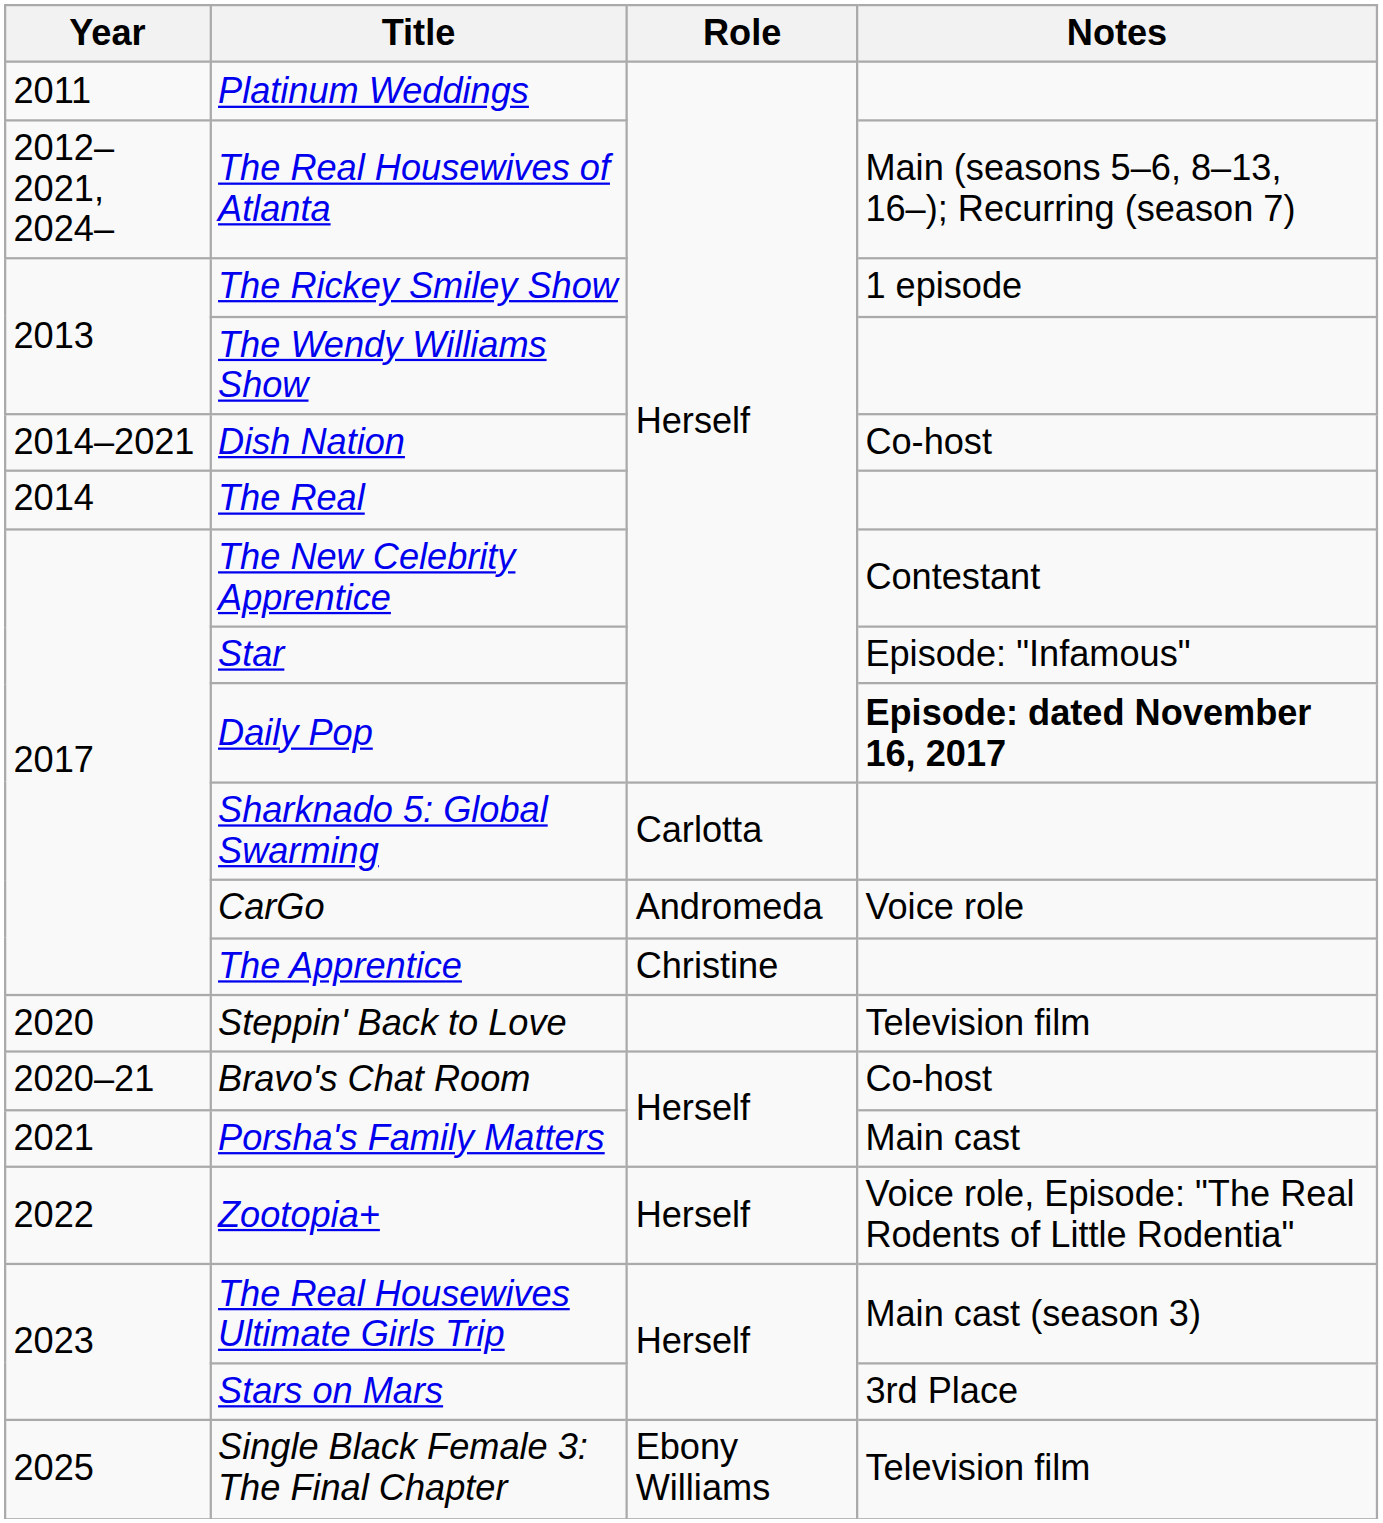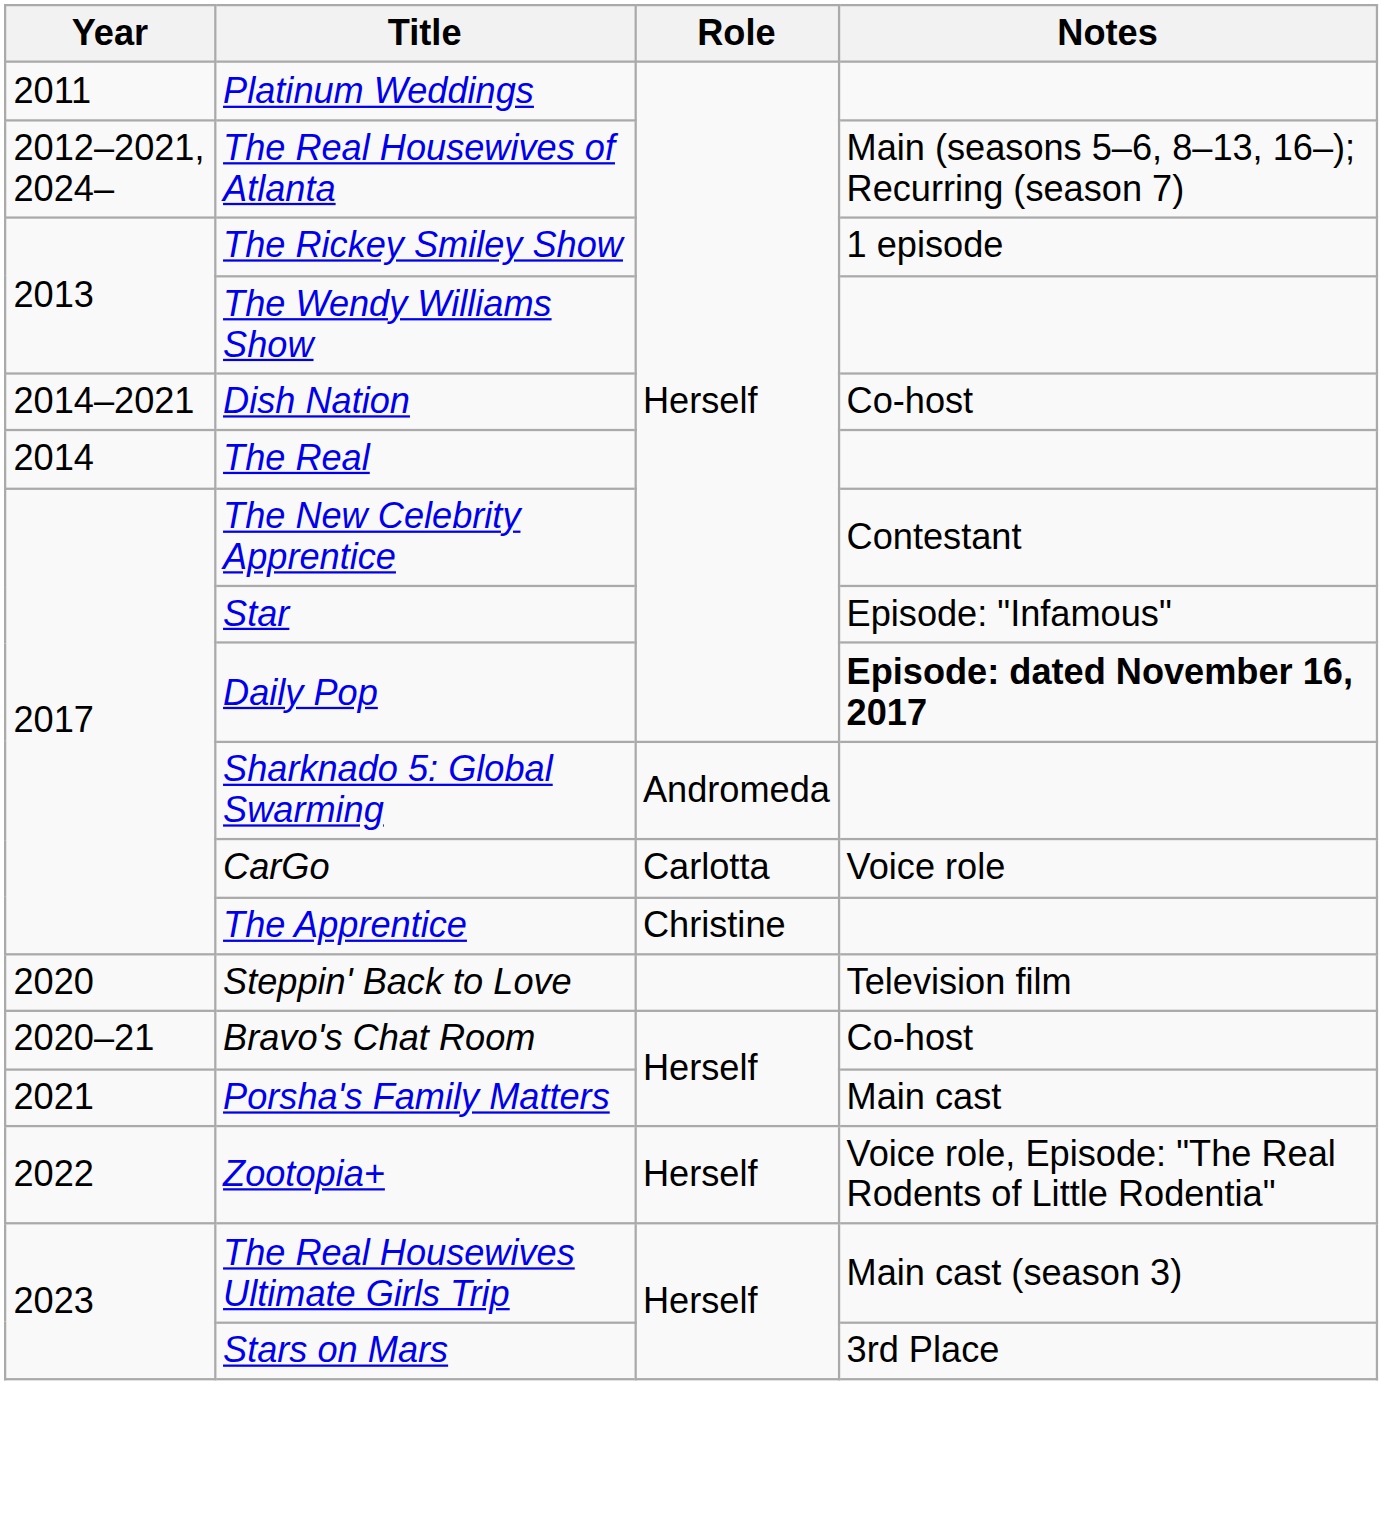(699, 830) Carlotta -> (736, 789) Andromeda
(729, 908) Andromeda -> (706, 867) Carlotta
- row: (403, 1468)
